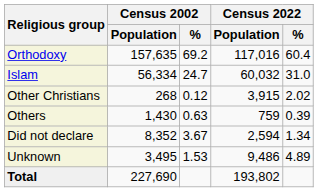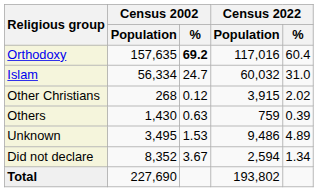(195, 55) normal -> (195, 55) bold
rows swapped: (50, 136) <-> (34, 156)
